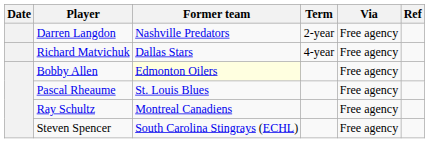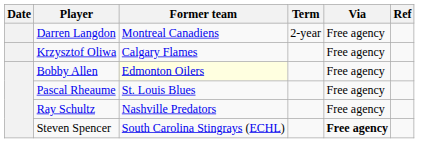(182, 33) Nashville Predators -> (170, 33) Montreal Canadiens
- row: (83, 52)
+ row: (76, 52)
(184, 109) Montreal Canadiens -> (169, 109) Nashville Predators
(369, 128) normal -> (357, 128) bold
